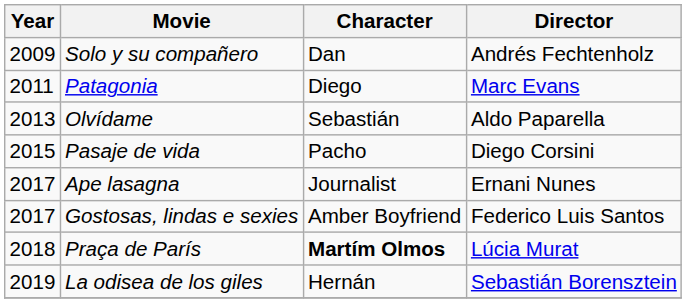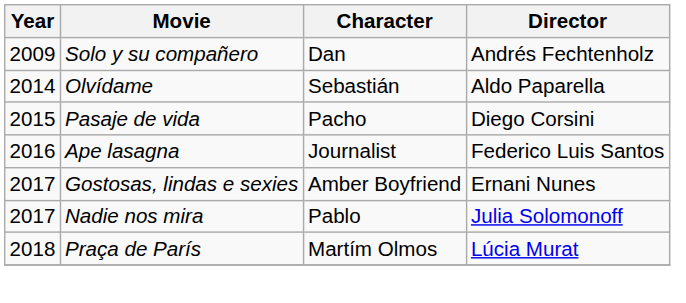- row: (111, 86)
(32, 119) 2013 -> (32, 86) 2014
(32, 184) 2017 -> (32, 152) 2016
(533, 184) Ernani Nunes -> (568, 152) Federico Luis Santos
(568, 217) Federico Luis Santos -> (533, 184) Ernani Nunes
+ row: (134, 217)
(377, 249) bold -> (373, 249) normal
- row: (164, 282)
